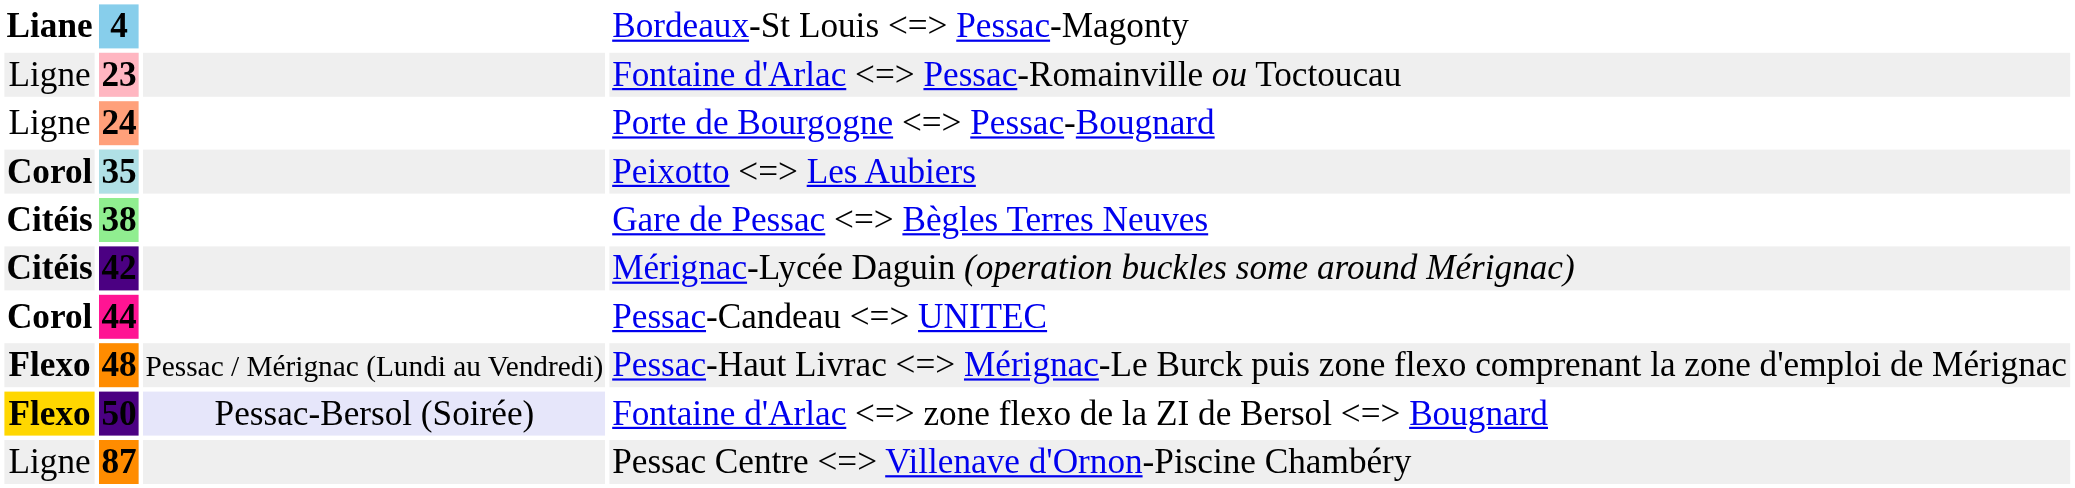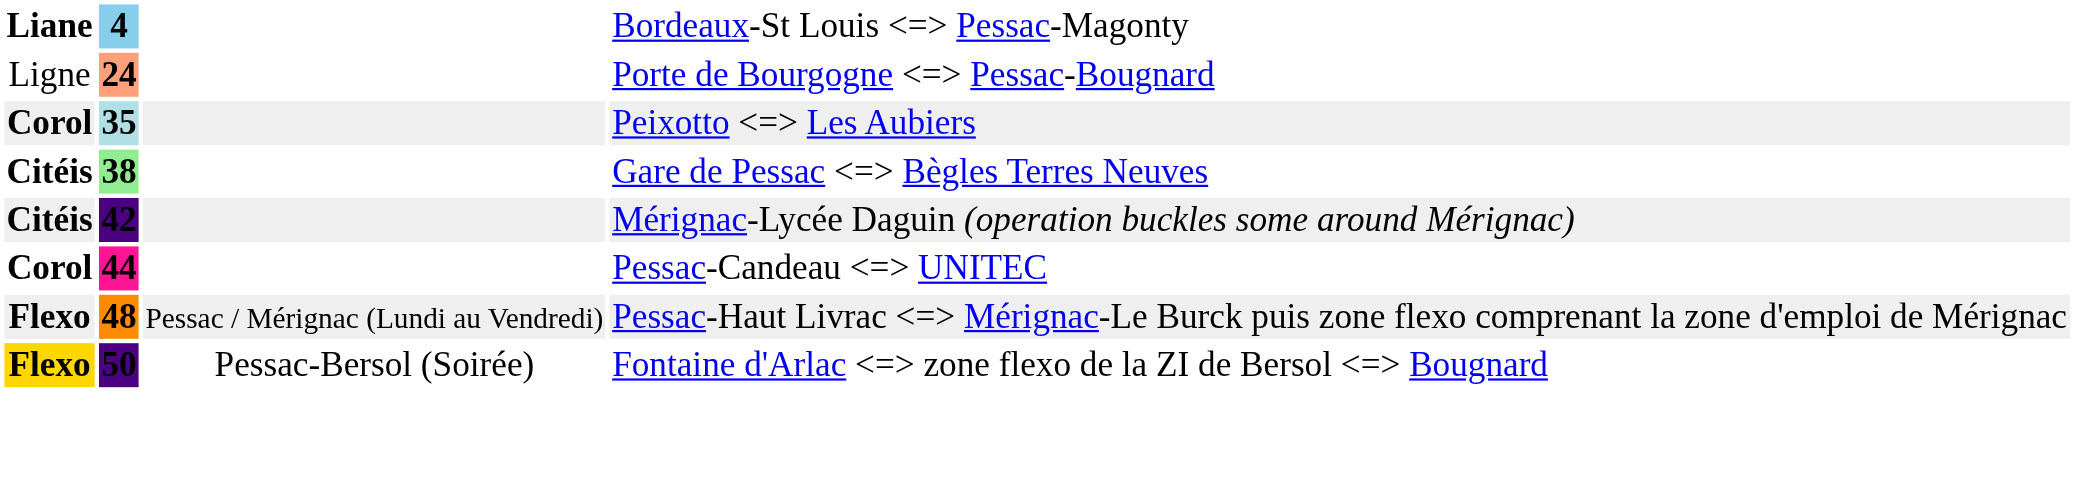- row: (1007, 74)
(374, 413) lavender background -> (374, 364) no background
- row: (1012, 461)
